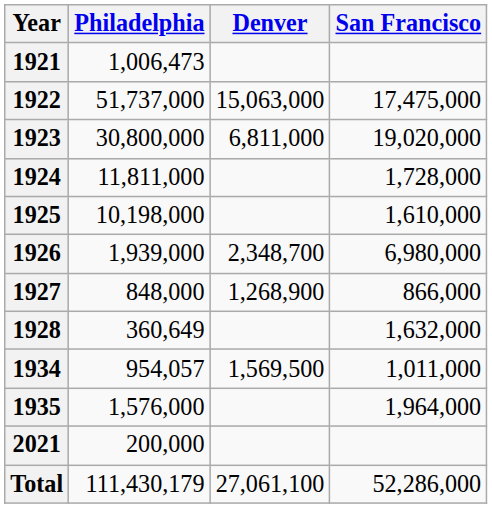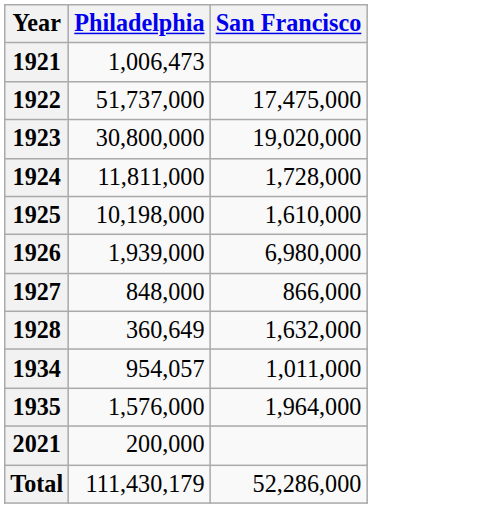- column: (270, 23)
